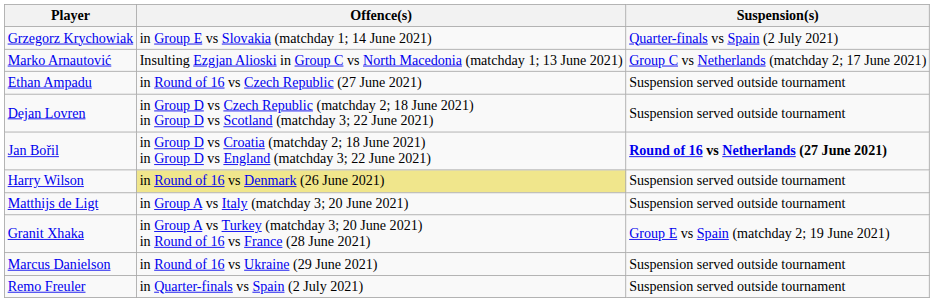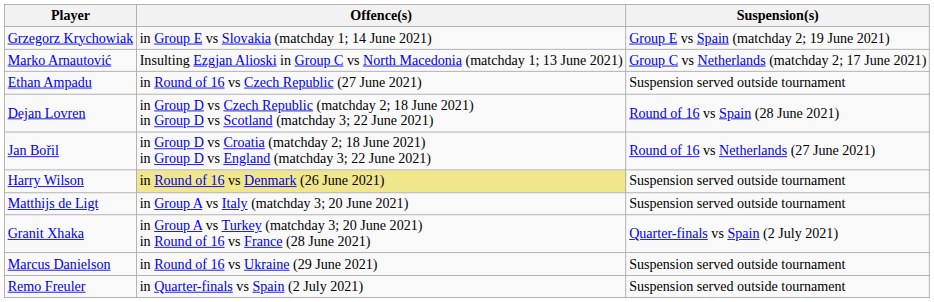(734, 37) Quarter-finals vs Spain (2 July 2021) -> (759, 37) Group E vs Spain (matchday 2; 19 June 2021)
(737, 112) Suspension served outside tournament -> (734, 112) Round of 16 vs Spain (28 June 2021)
(758, 151) bold -> (752, 151) normal
(759, 233) Group E vs Spain (matchday 2; 19 June 2021) -> (734, 233) Quarter-finals vs Spain (2 July 2021)
